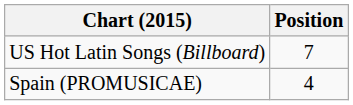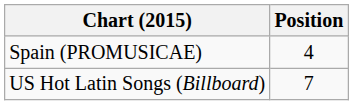rows swapped: (106, 83) <-> (137, 52)
